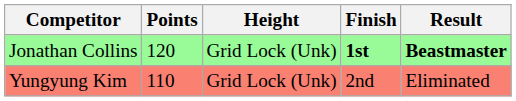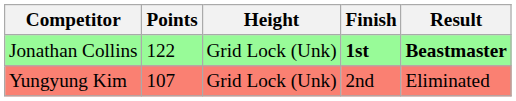(161, 50) 120 -> (161, 50) 122
(160, 80) 110 -> (161, 80) 107
